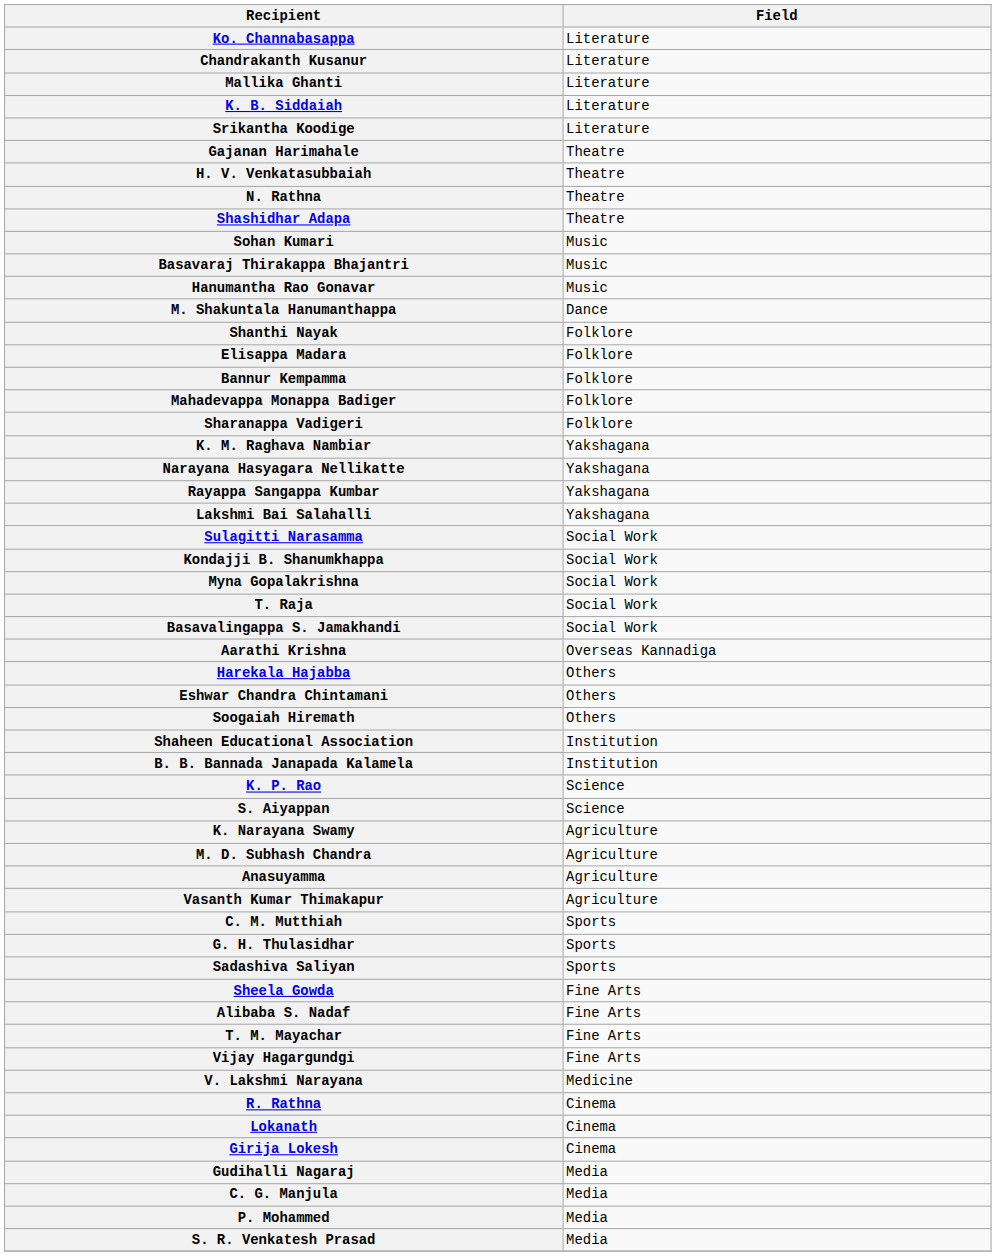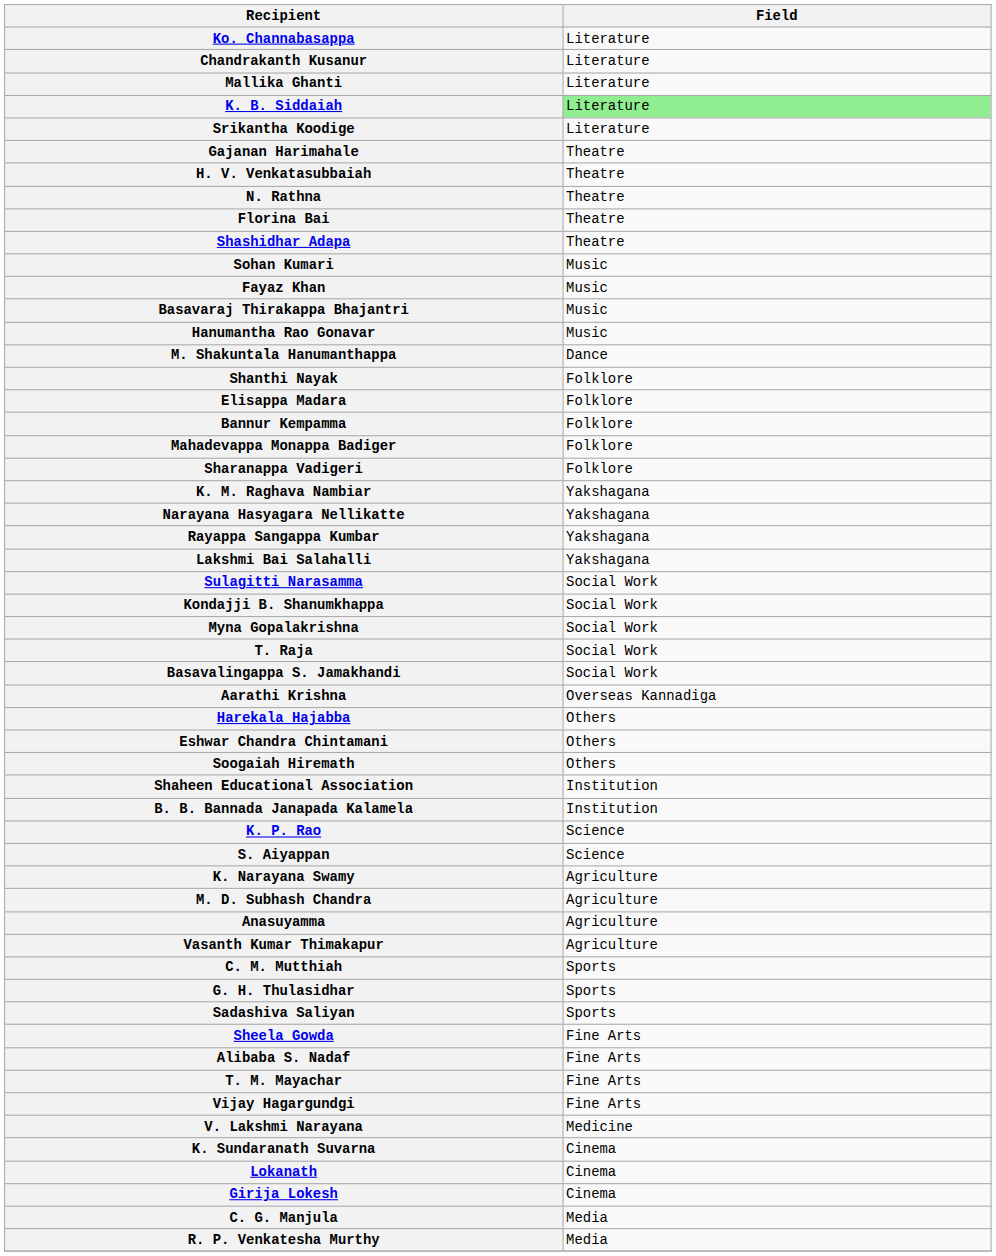(608, 107) no background -> (608, 107) lightgreen background
+ row: (284, 220)
+ row: (284, 288)
+ row: (284, 1149)
- row: (284, 1104)
- row: (284, 1172)
+ row: (284, 1240)
- row: (284, 1217)
- row: (284, 1240)
